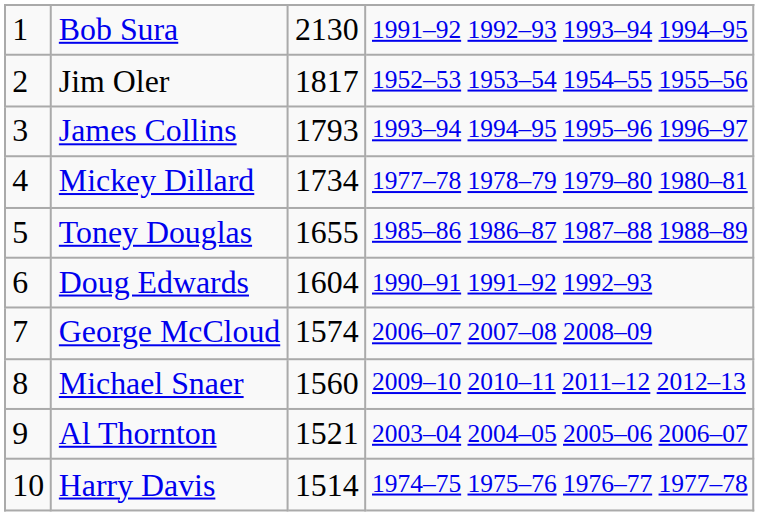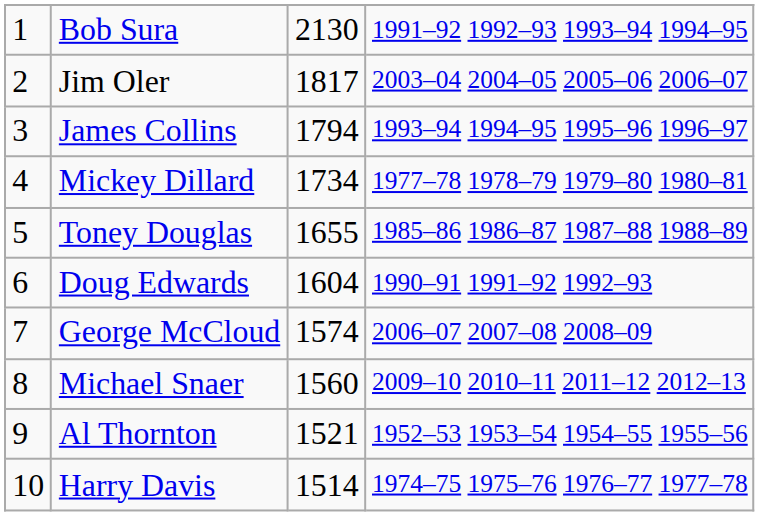(560, 80) 1952–53 1953–54 1954–55 1955–56 -> (560, 80) 2003–04 2004–05 2005–06 2006–07
(327, 130) 1793 -> (327, 130) 1794
(560, 433) 2003–04 2004–05 2005–06 2006–07 -> (560, 433) 1952–53 1953–54 1954–55 1955–56
